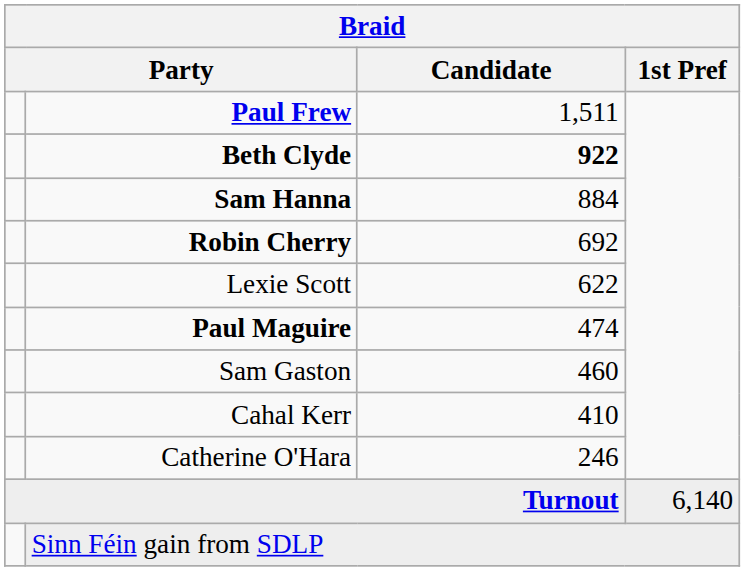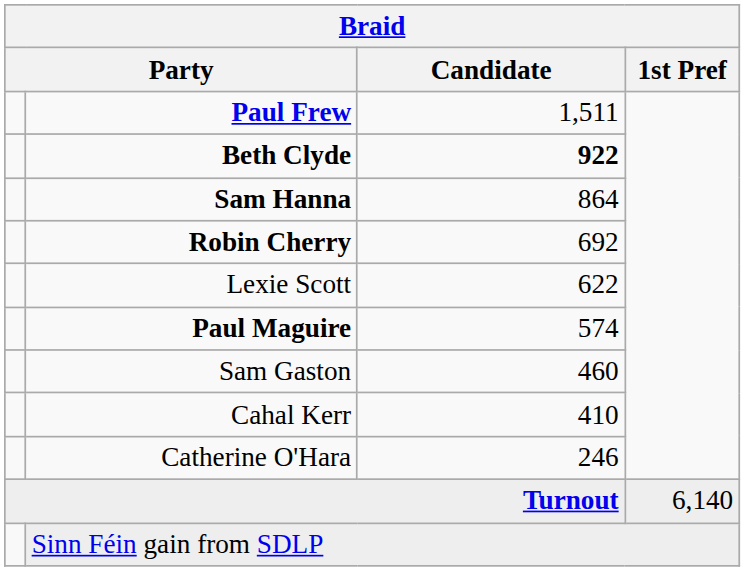(598, 198) 884 -> (598, 198) 864
(598, 328) 474 -> (598, 328) 574
